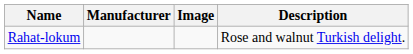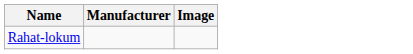- column: (313, 15)
